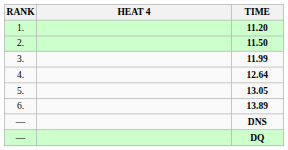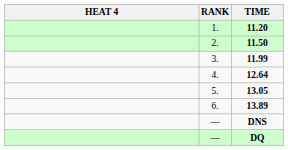columns swapped: (21, 12) <-> (134, 12)
